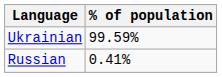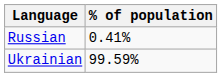rows swapped: (45, 38) <-> (37, 61)
